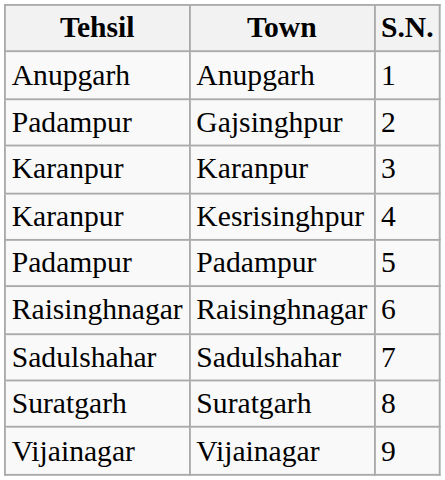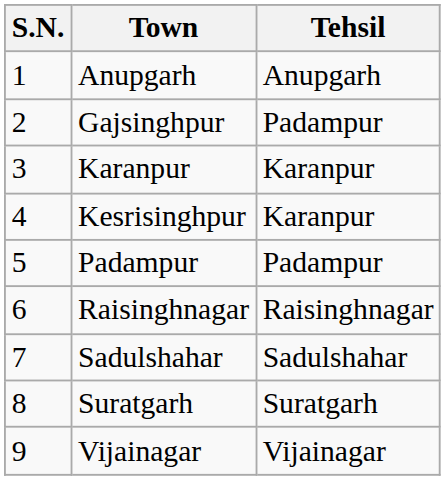columns swapped: (407, 27) <-> (97, 27)
